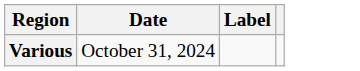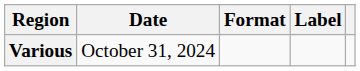+ column: (255, 19)
